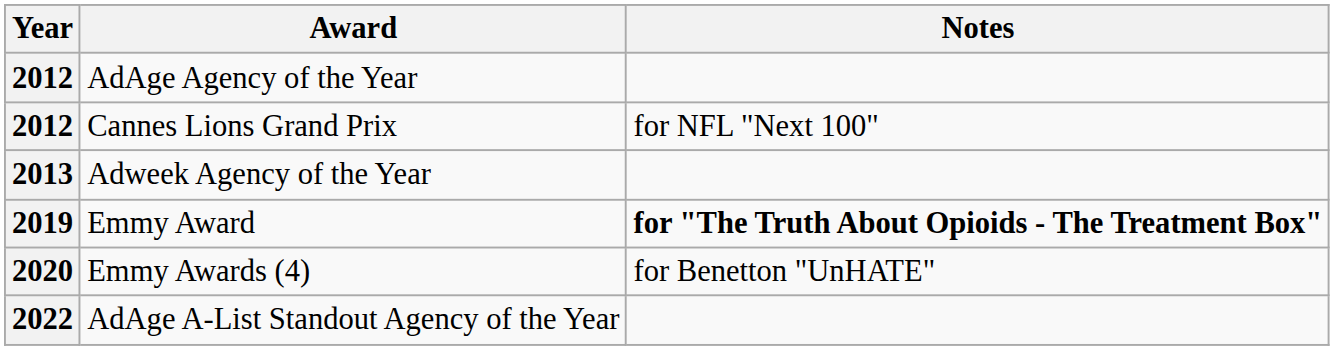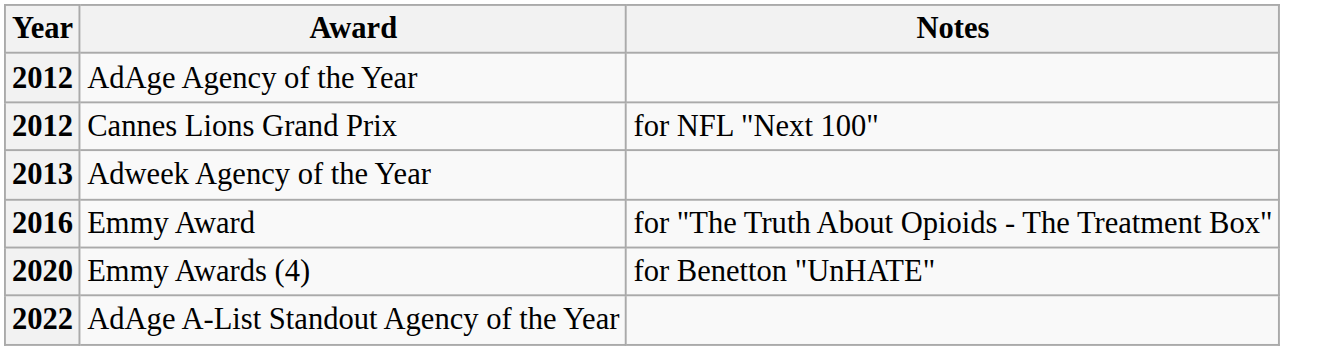(43, 222) 2019 -> (43, 222) 2016
(978, 222) bold -> (953, 222) normal
